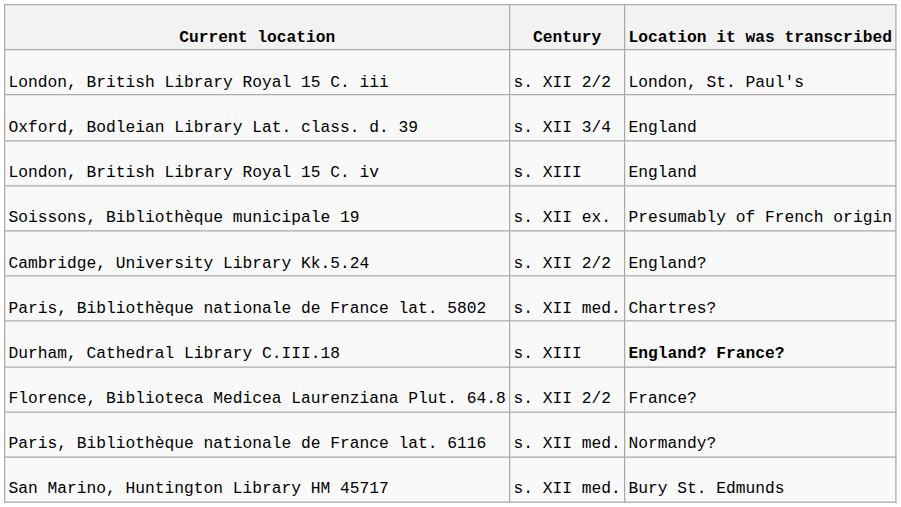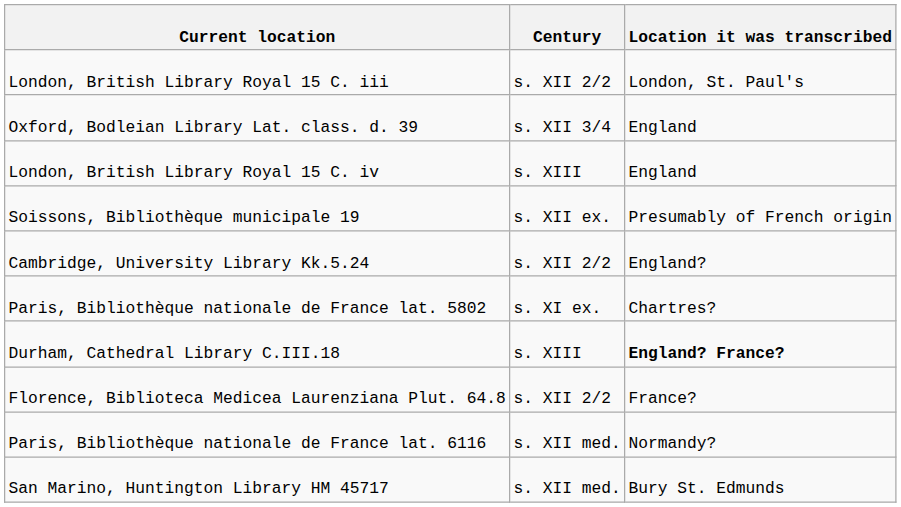(567, 308) s. XII med. -> (557, 308) s. XI ex.
